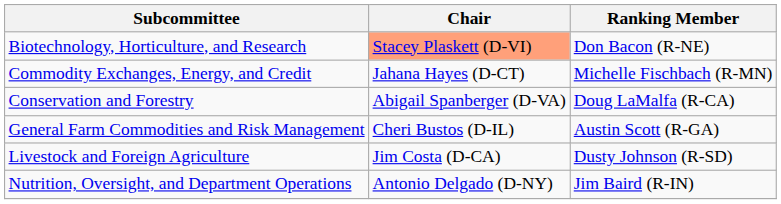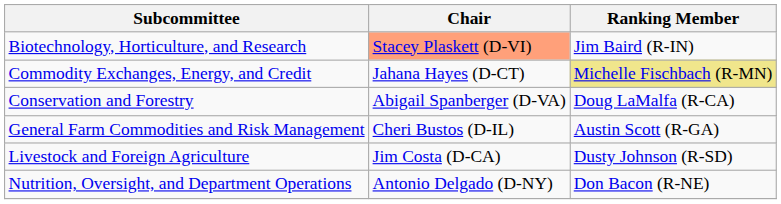(642, 45) Don Bacon (R-NE) -> (634, 45) Jim Baird (R-IN)
(673, 73) no background -> (673, 73) khaki background
(634, 184) Jim Baird (R-IN) -> (642, 184) Don Bacon (R-NE)
